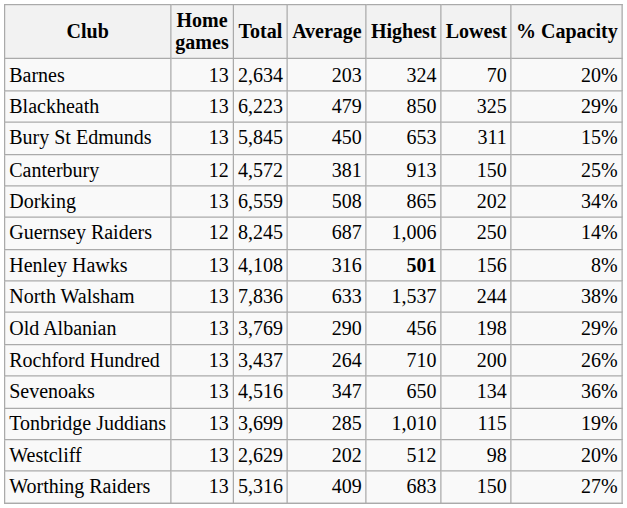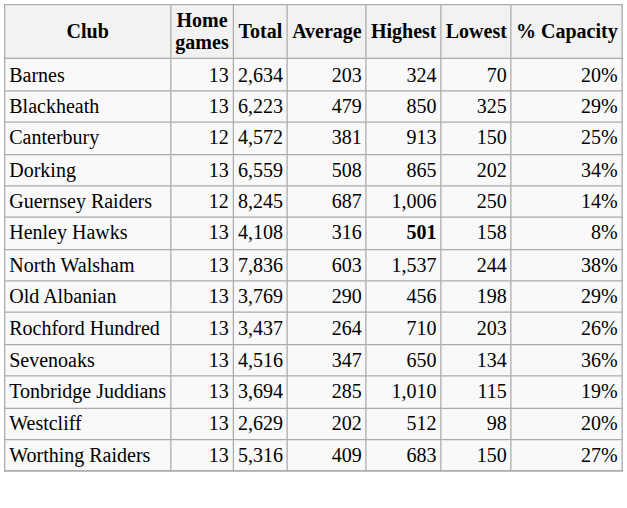- row: (80, 138)
(492, 264) 156 -> (492, 233) 158
(347, 296) 633 -> (347, 264) 603
(492, 360) 200 -> (492, 328) 203
(260, 423) 3,699 -> (260, 391) 3,694
